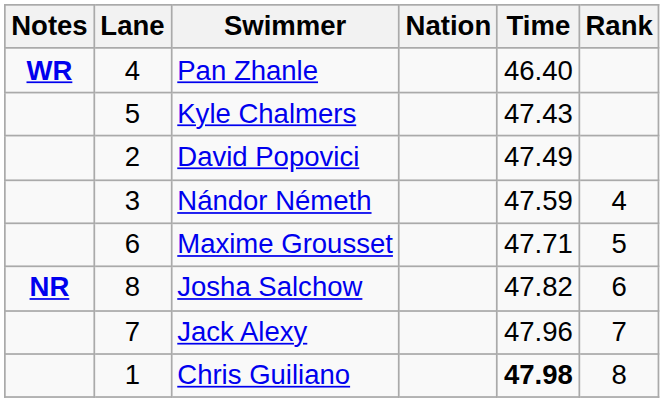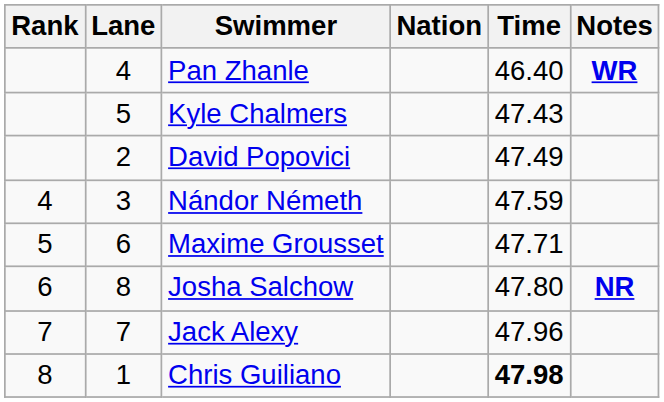columns swapped: (619, 26) <-> (49, 26)
(538, 288) 47.82 -> (529, 288) 47.80
